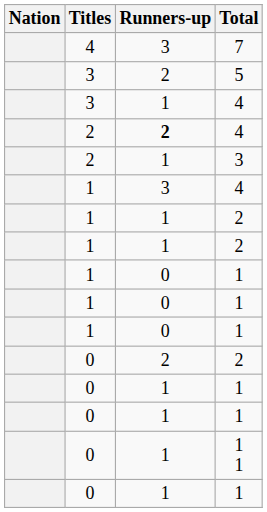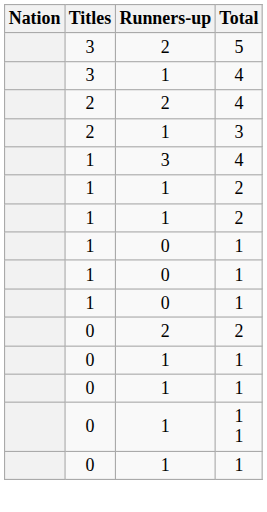- row: (90, 47)
(165, 132) bold -> (165, 103) normal
